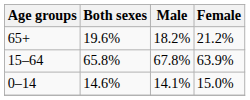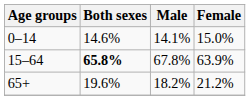rows swapped: (22, 83) <-> (19, 38)
(102, 60) normal -> (103, 60) bold
